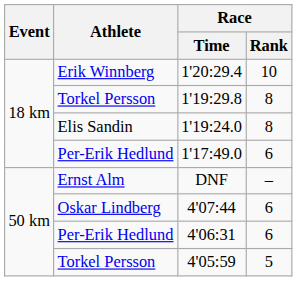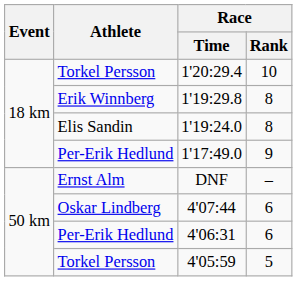(106, 72) Erik Winnberg -> (106, 72) Torkel Persson
(106, 99) Torkel Persson -> (106, 99) Erik Winnberg
(269, 153) 6 -> (269, 153) 9
